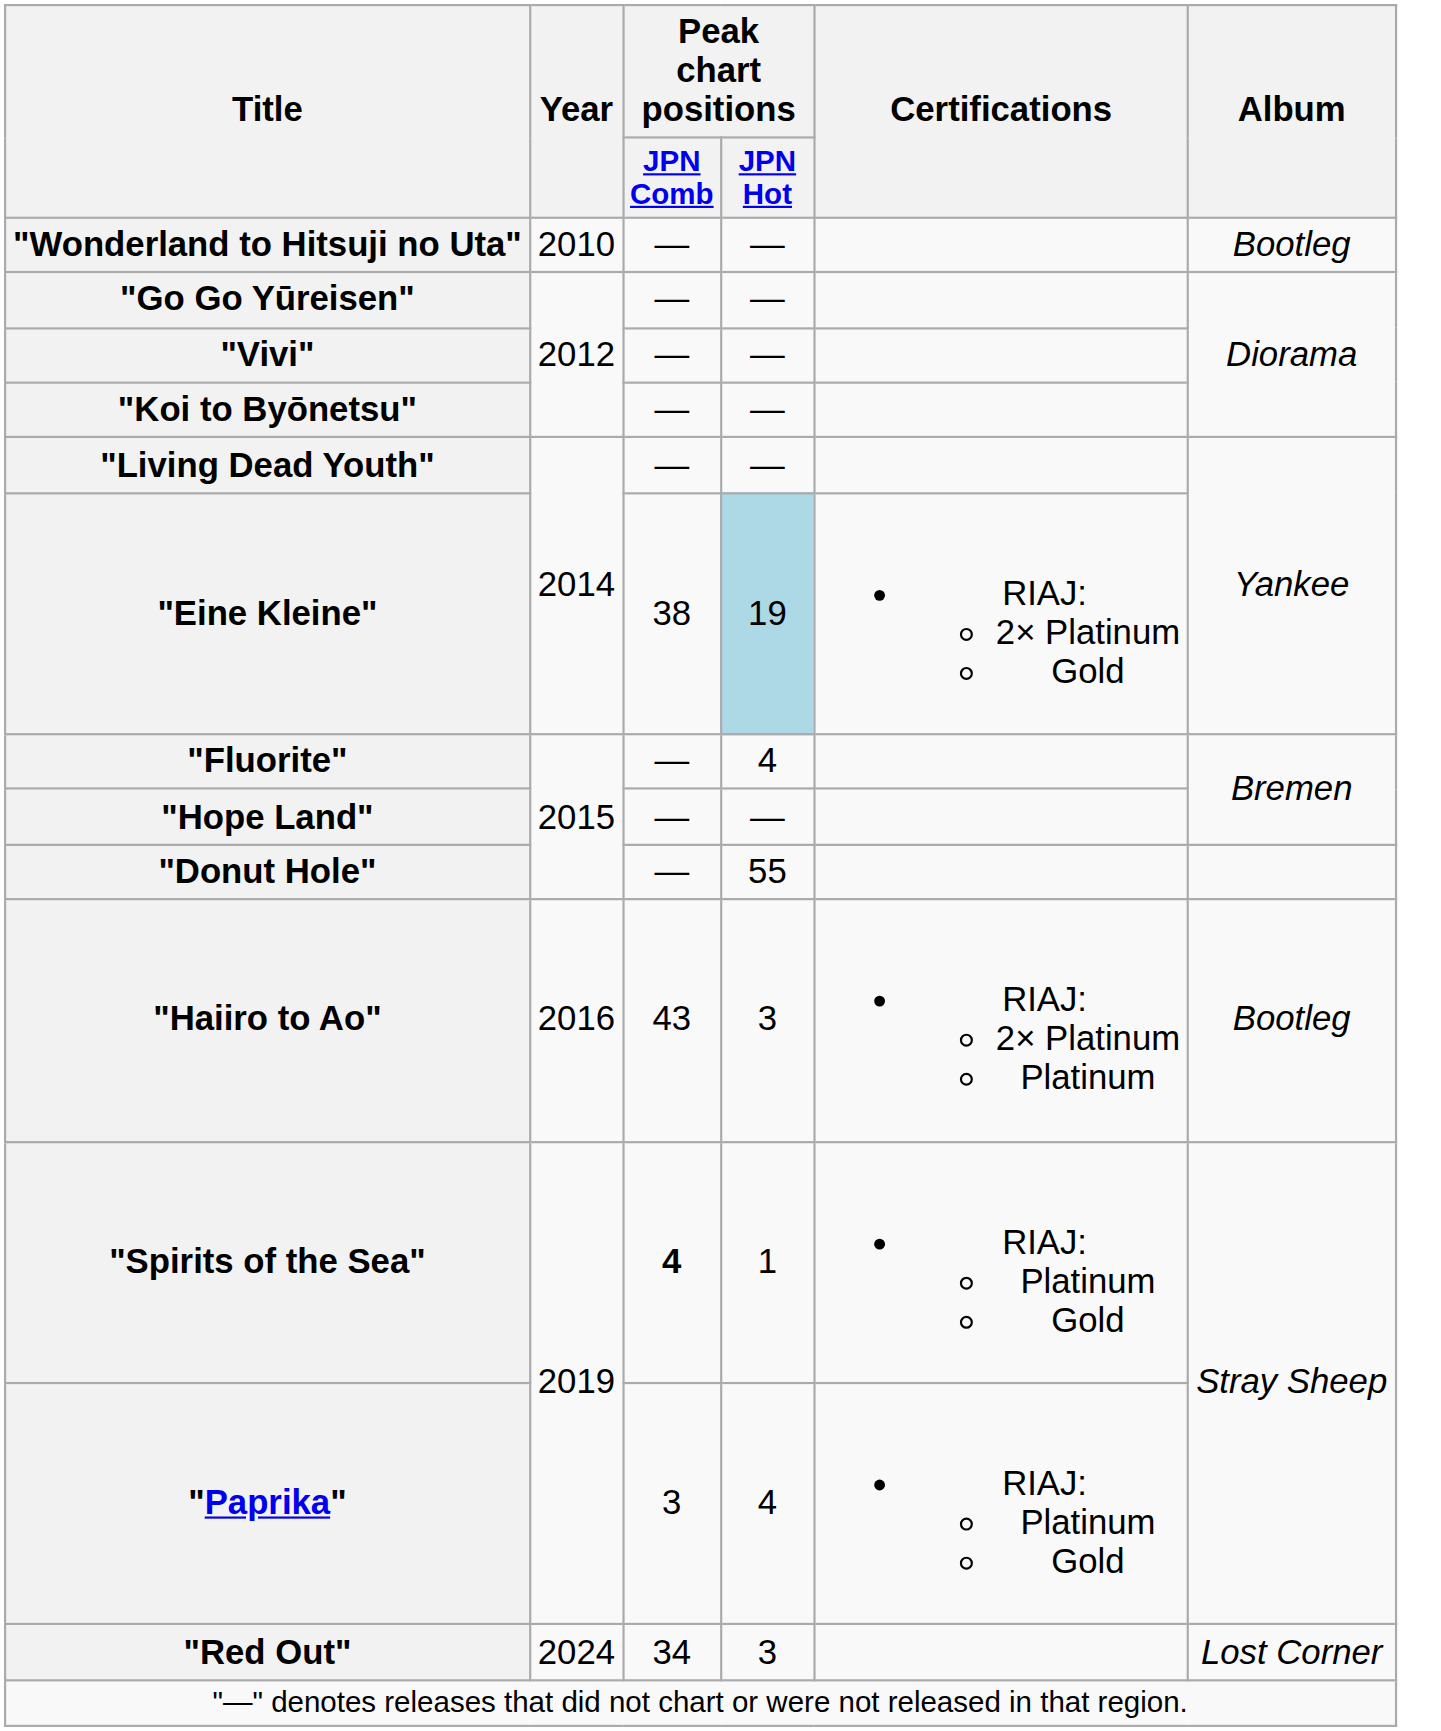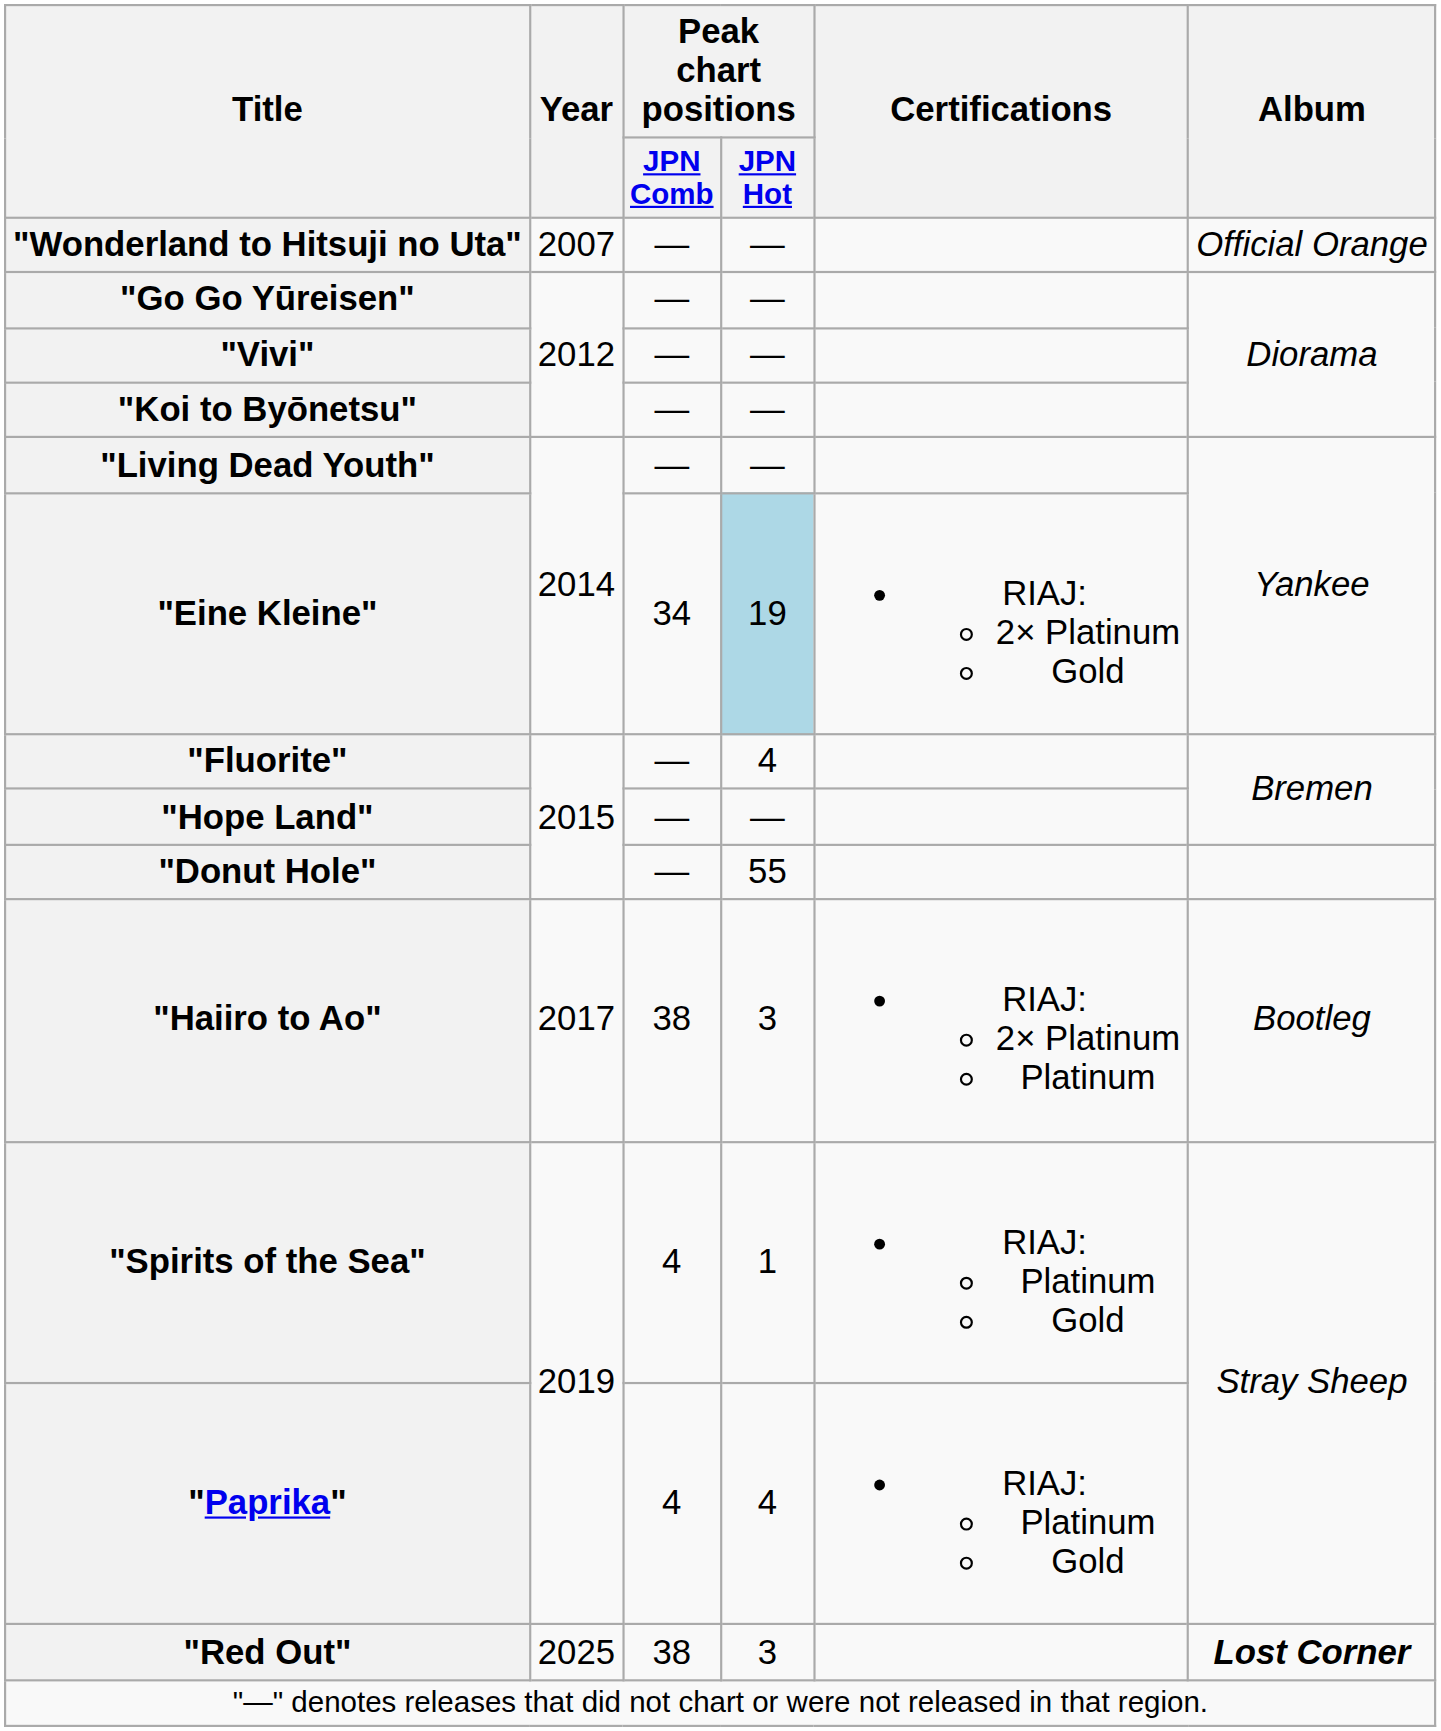(576, 244) 2010 -> (576, 244) 2007
(1292, 244) Bootleg -> (1312, 244) Official Orange
(672, 612) 38 -> (672, 612) 34
(576, 1019) 2016 -> (576, 1019) 2017
(672, 1019) 43 -> (672, 1019) 38
(672, 1261) bold -> (672, 1261) normal
(672, 1503) 3 -> (672, 1503) 4
(576, 1651) 2024 -> (576, 1651) 2025
(672, 1651) 34 -> (672, 1651) 38
(1292, 1651) normal -> (1312, 1651) bold
